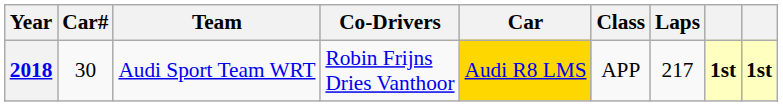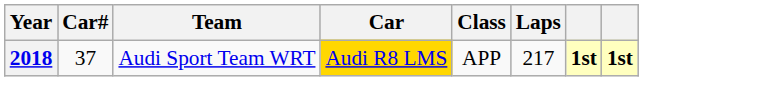- column: (390, 22)
(85, 70) 30 -> (85, 57) 37
